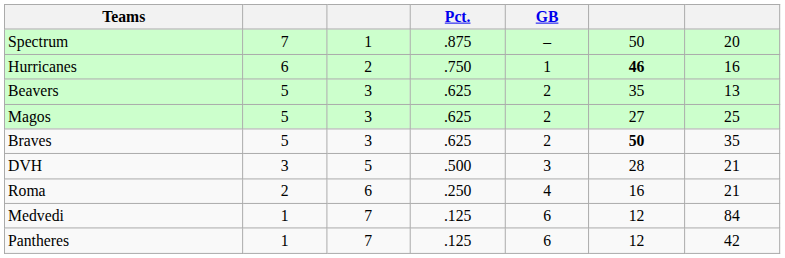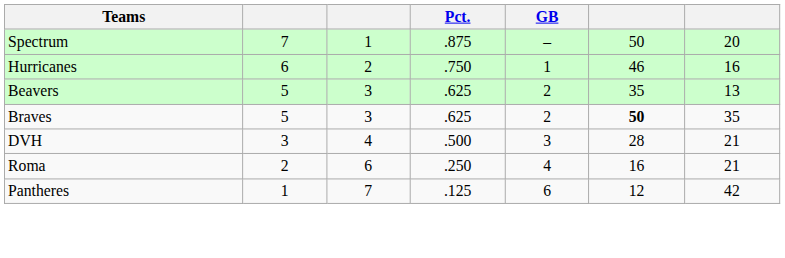(637, 66) bold -> (637, 66) normal
- row: (29, 116)
(368, 166) 5 -> (368, 141) 4
- row: (36, 215)
